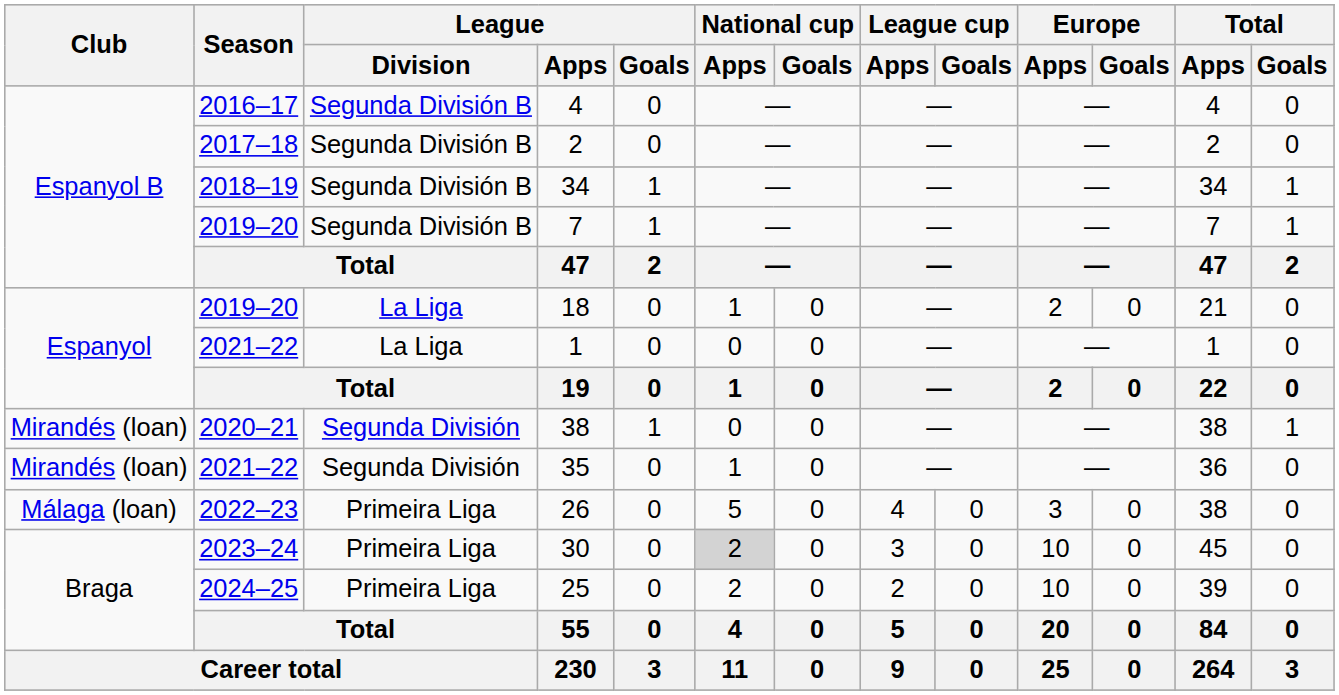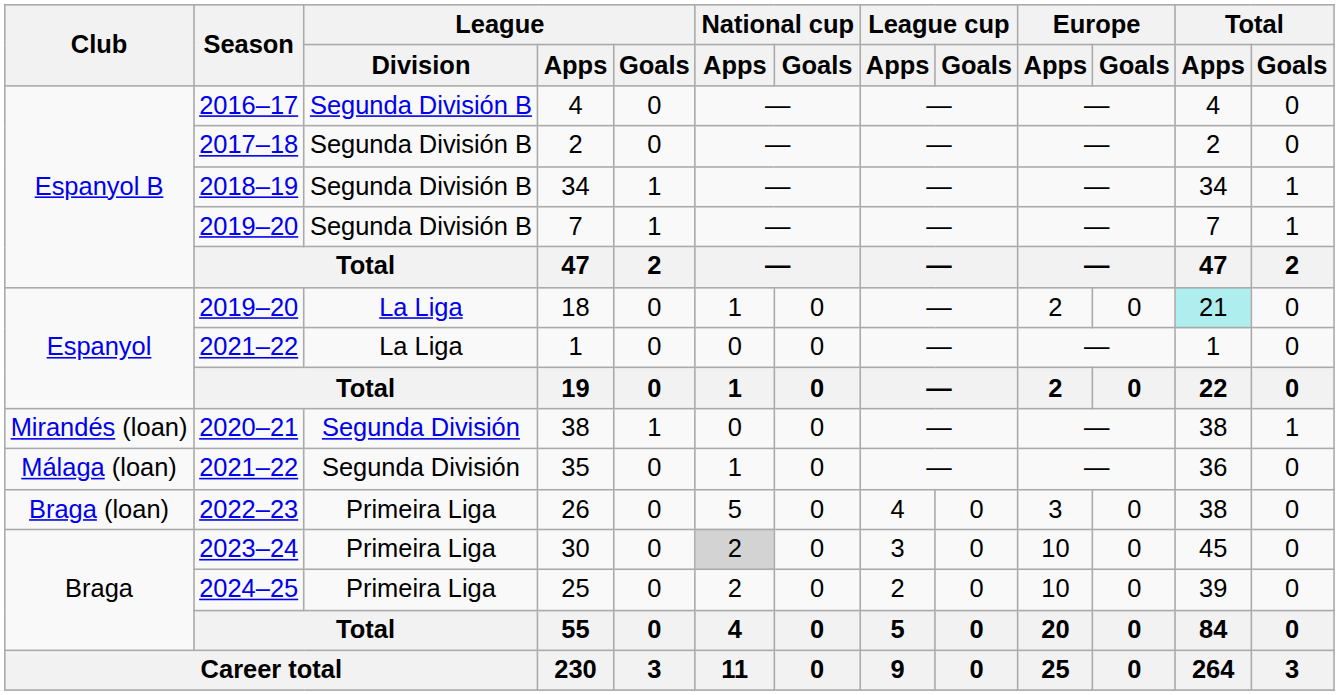(1213, 307) no background -> (1213, 307) paleturquoise background
(99, 468) Mirandés (loan) -> (99, 468) Málaga (loan)
(99, 508) Málaga (loan) -> (99, 508) Braga (loan)
